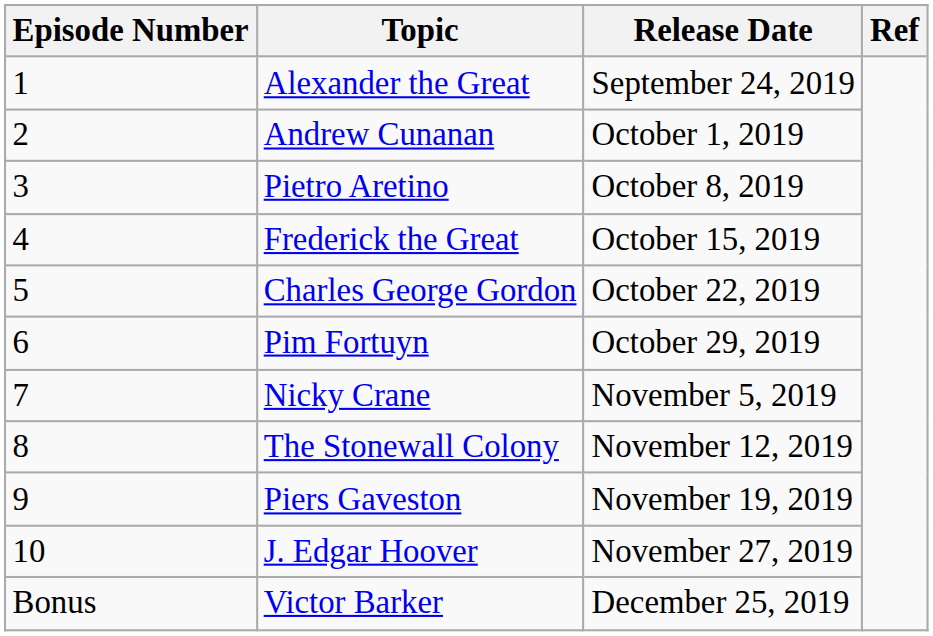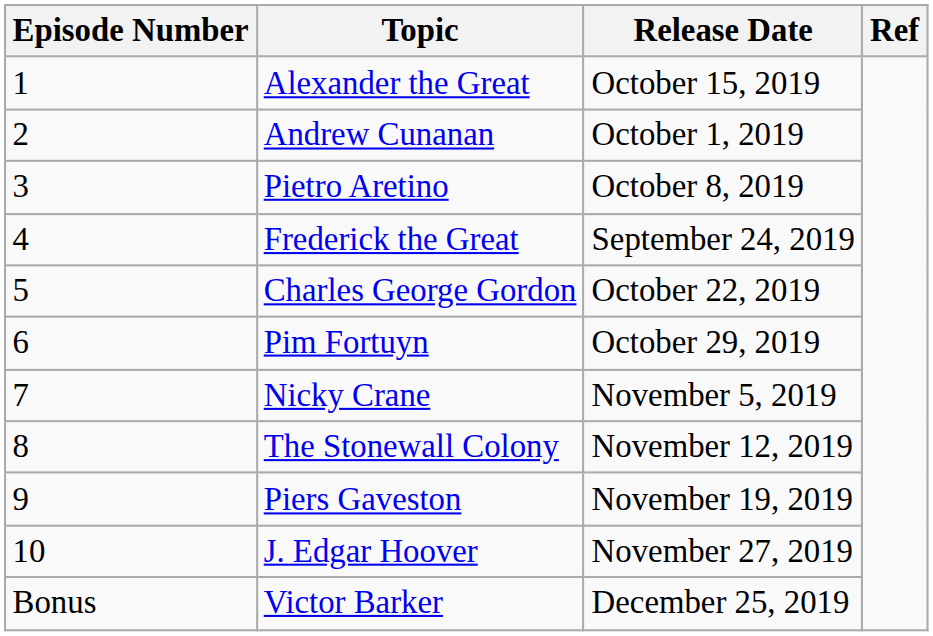(723, 82) September 24, 2019 -> (706, 82) October 15, 2019
(706, 238) October 15, 2019 -> (723, 238) September 24, 2019
